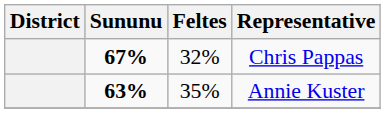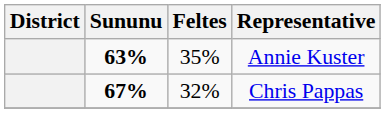rows swapped: (306, 56) <-> (306, 90)
